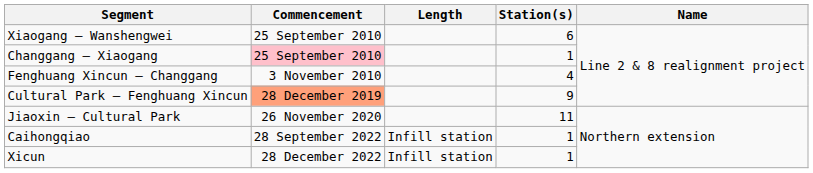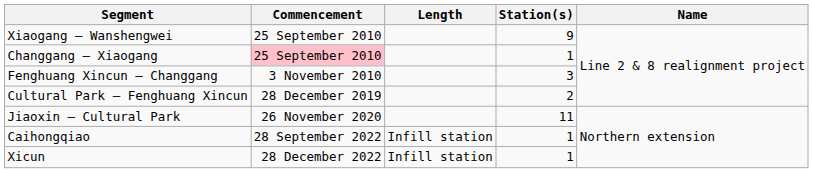(570, 35) 6 -> (570, 35) 9
(570, 76) 4 -> (570, 76) 3
(321, 96) lightsalmon background -> (321, 96) no background
(570, 96) 9 -> (570, 96) 2
